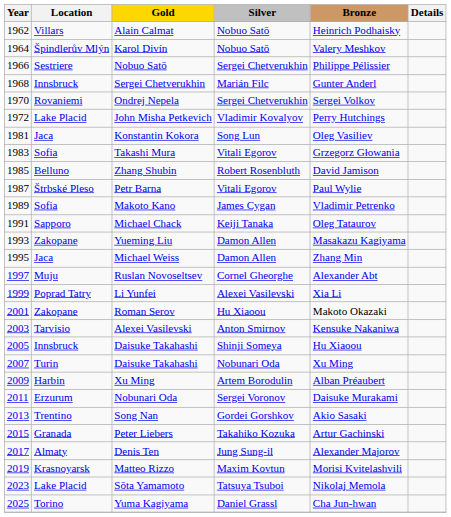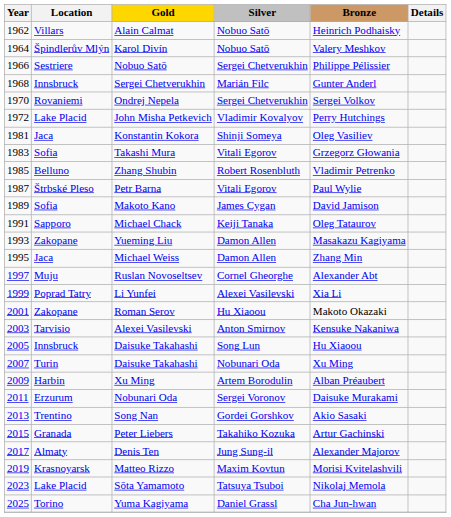(239, 135) Song Lun -> (249, 135) Shinji Someya
(346, 170) David Jamison -> (354, 170) Vladimir Petrenko
(354, 205) Vladimir Petrenko -> (346, 205) David Jamison
(249, 345) Shinji Someya -> (239, 345) Song Lun
